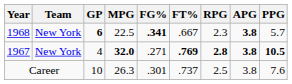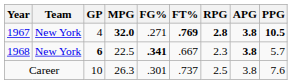rows swapped: (18, 51) <-> (18, 32)
